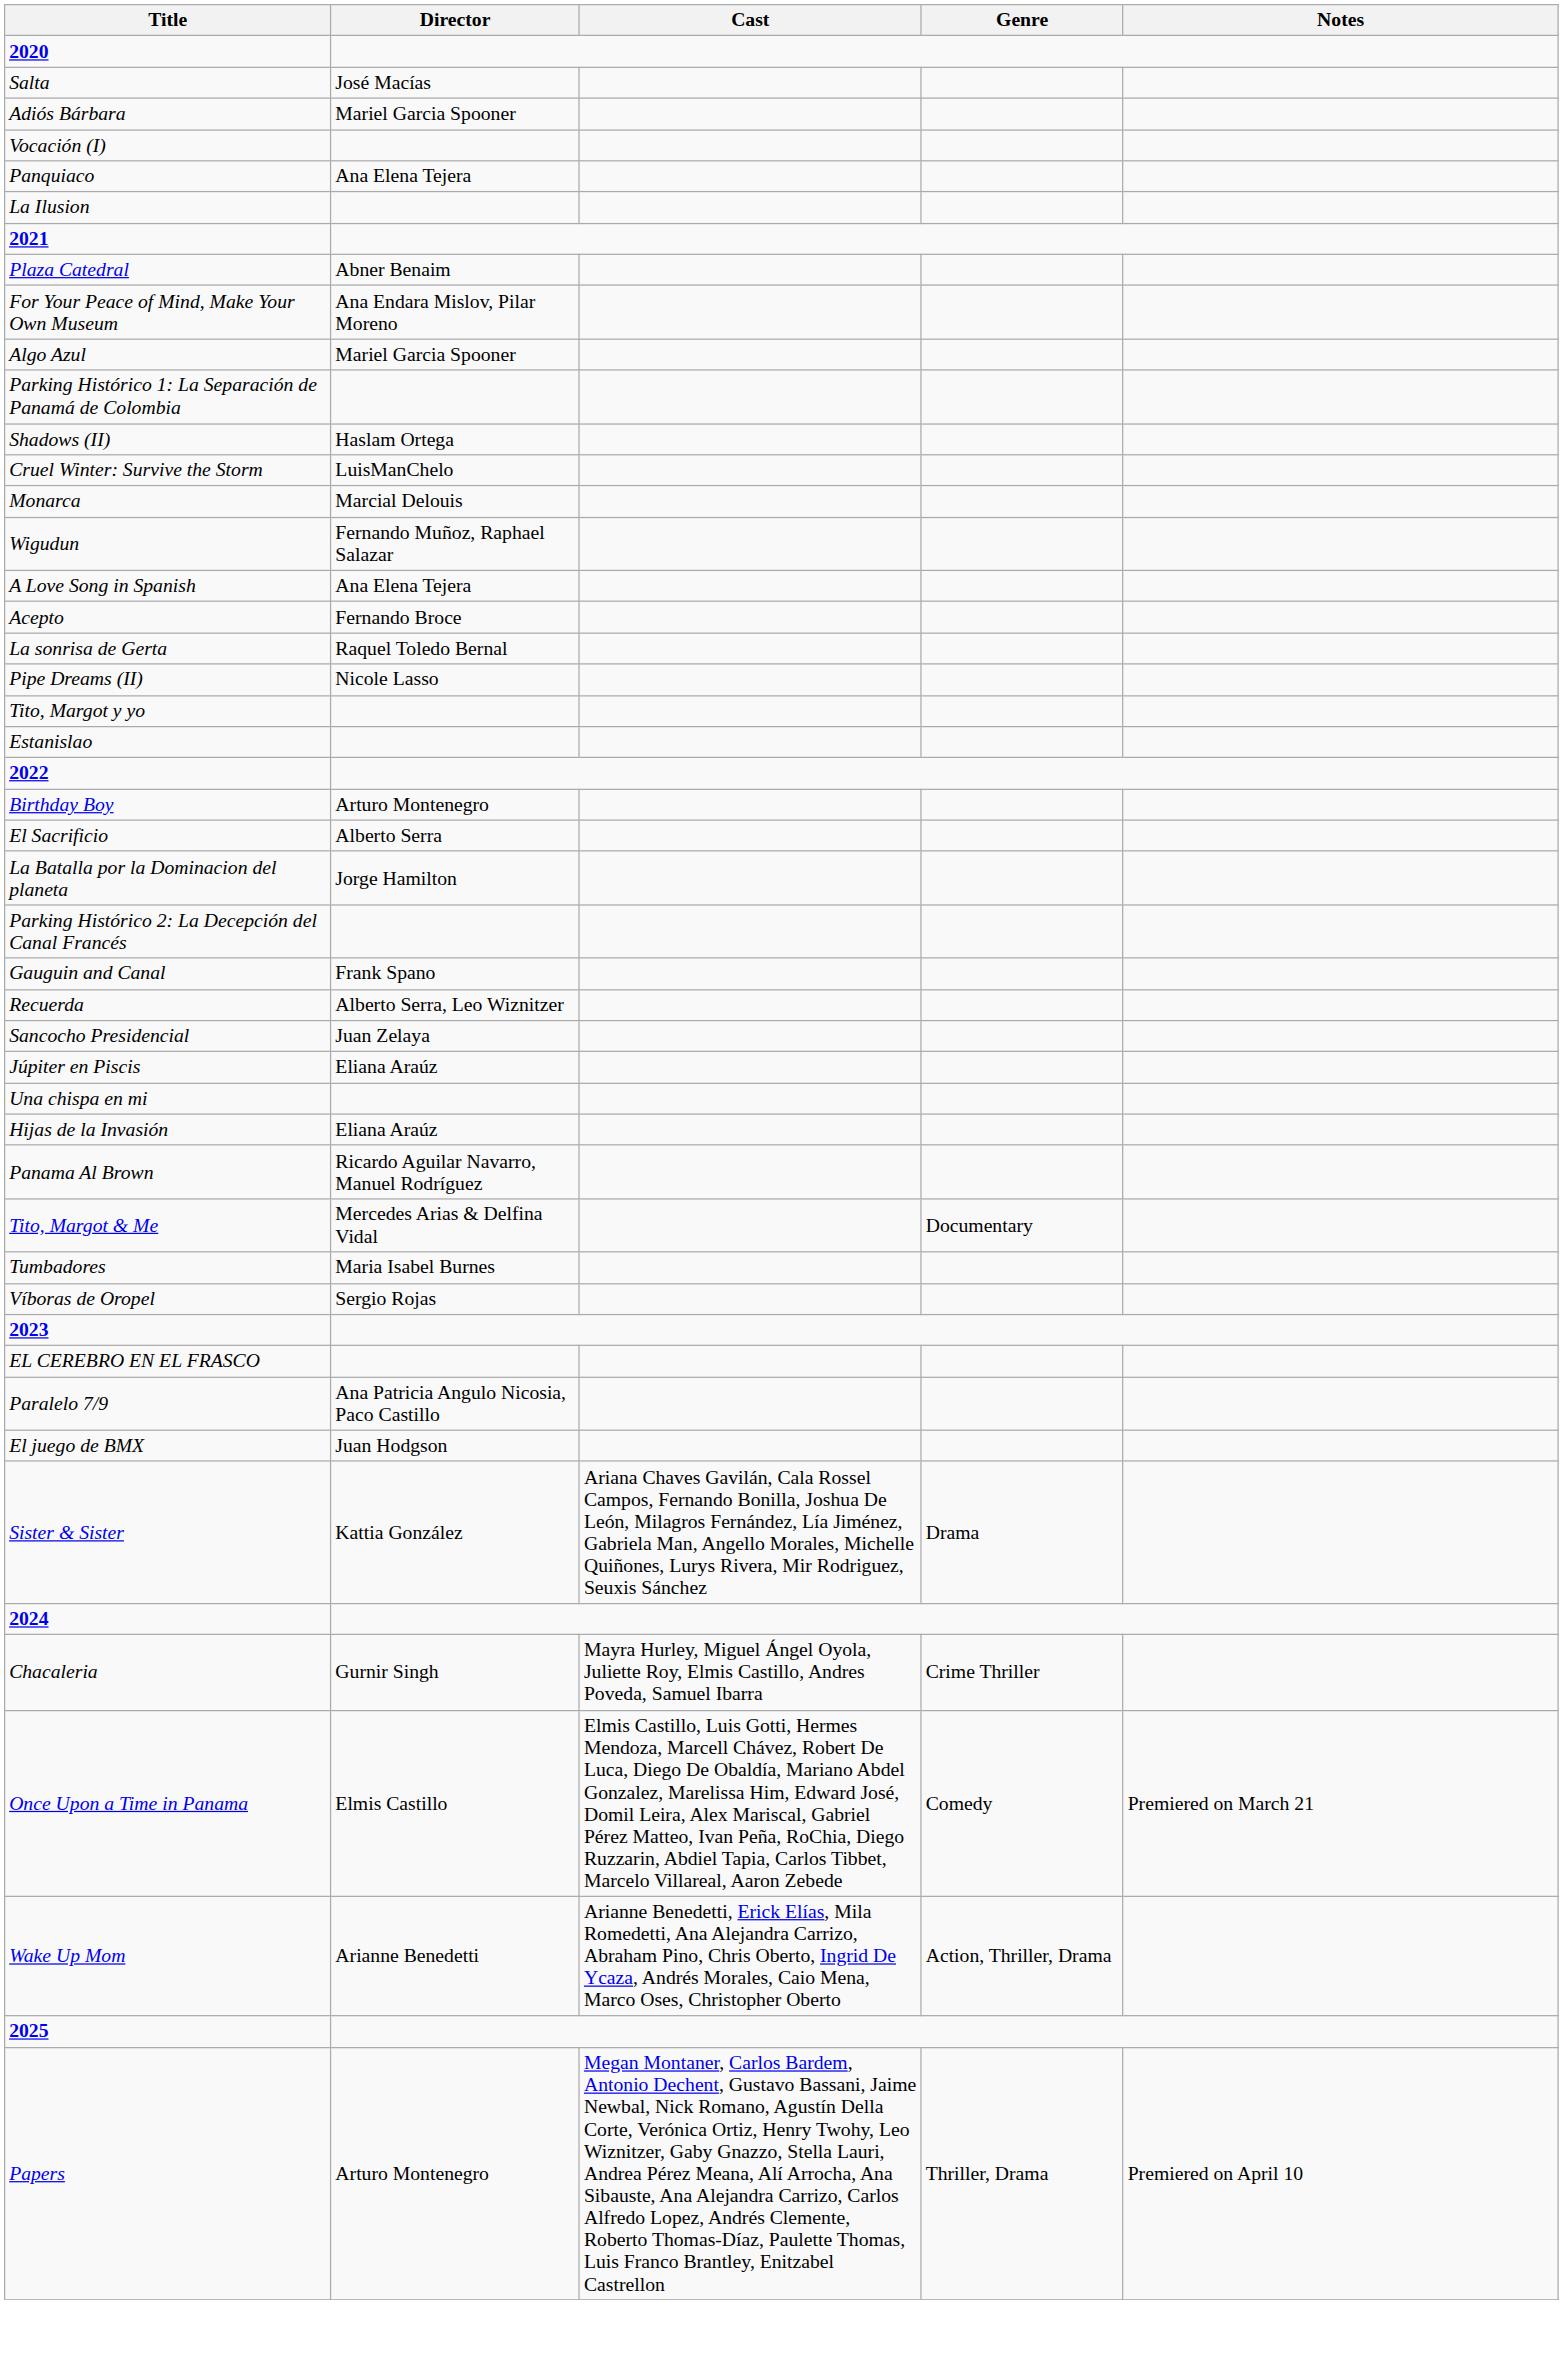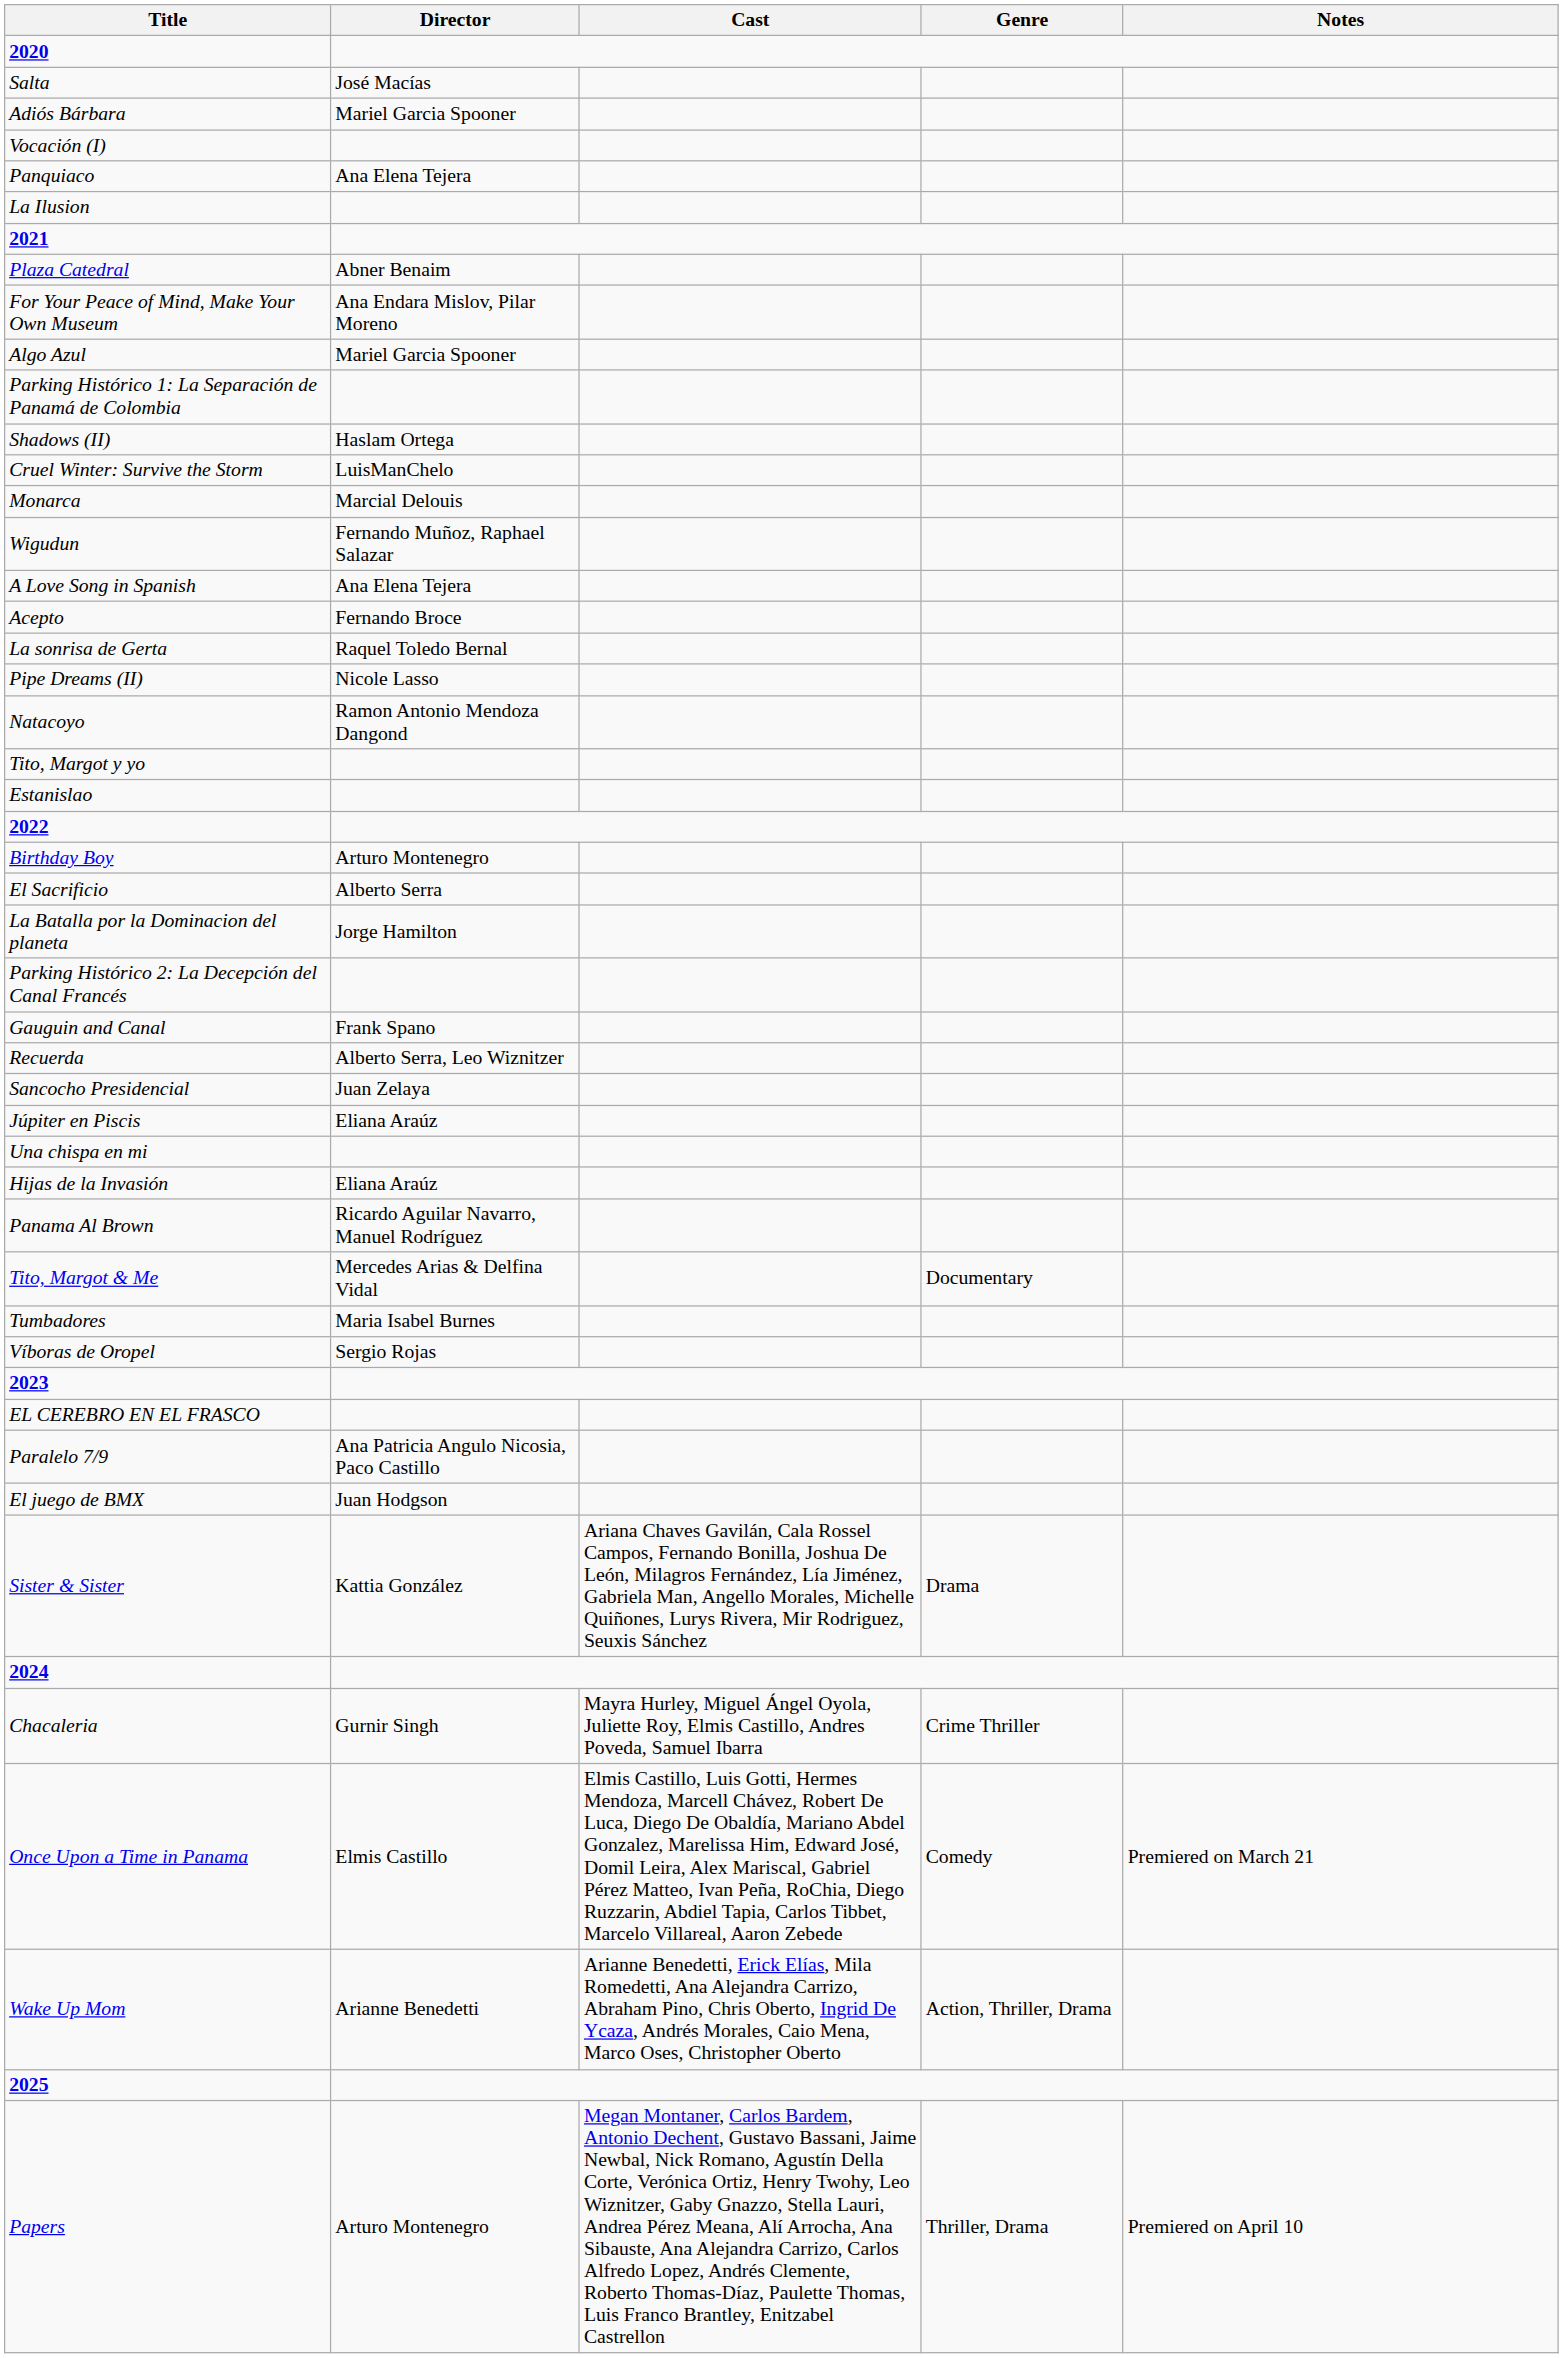+ row: (47, 721)
